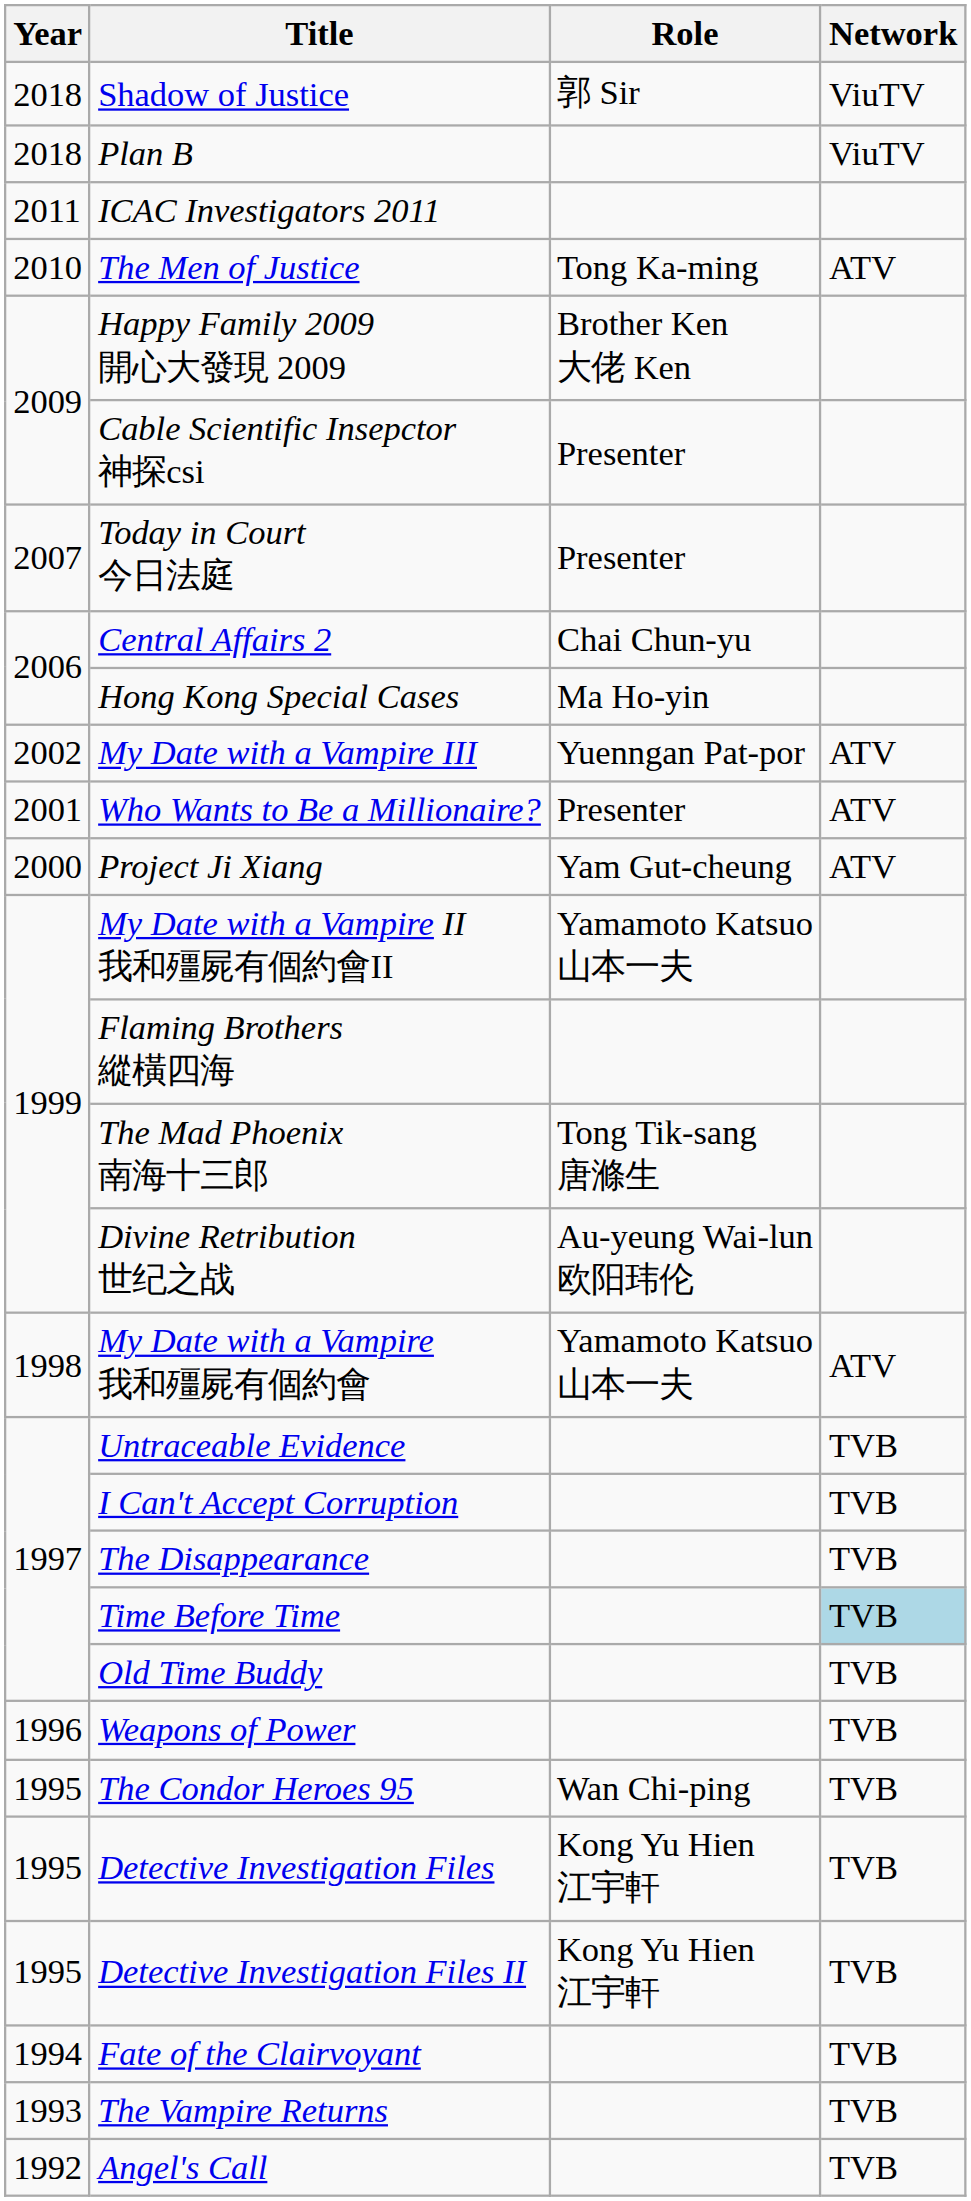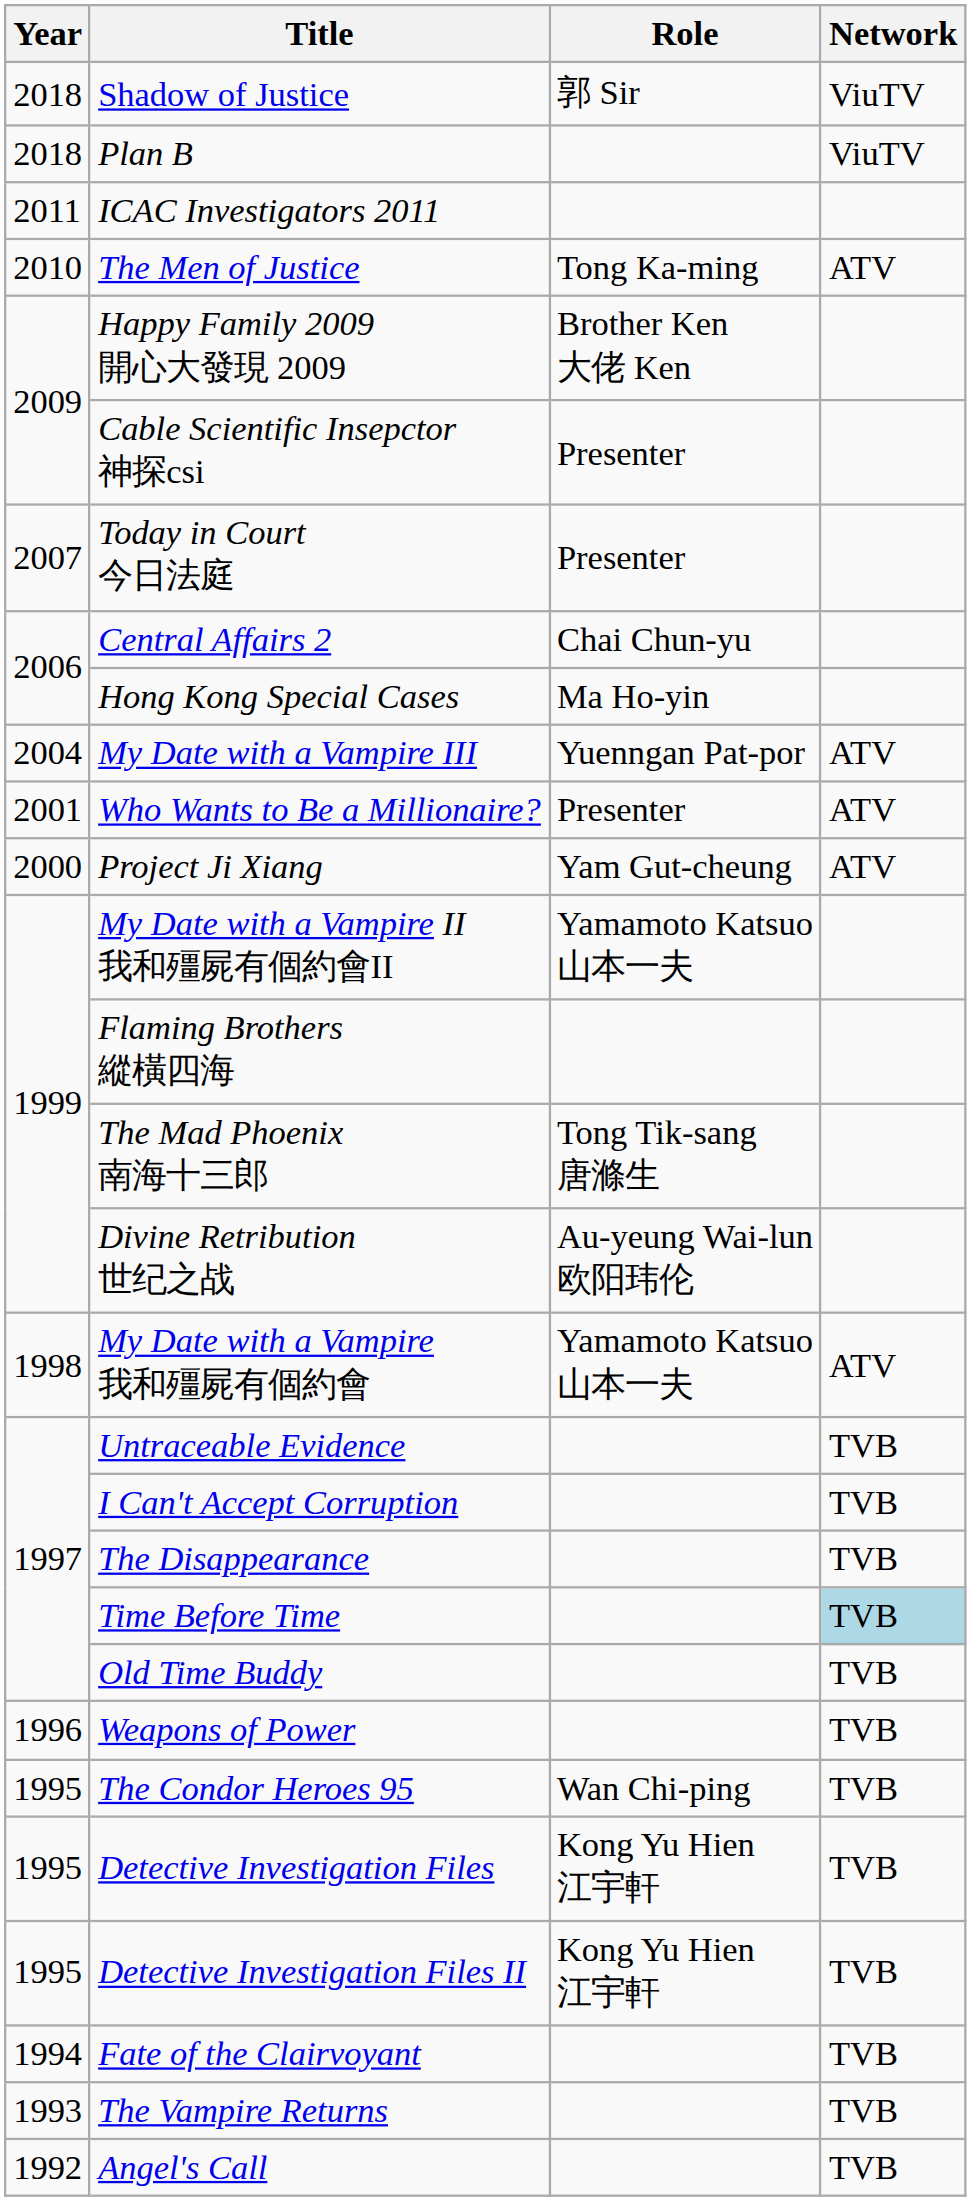(48, 751) 2002 -> (48, 751) 2004
